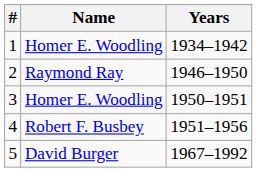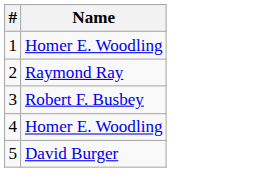- column: (209, 18)
(94, 99) Homer E. Woodling -> (84, 99) Robert F. Busbey
(84, 126) Robert F. Busbey -> (94, 126) Homer E. Woodling
